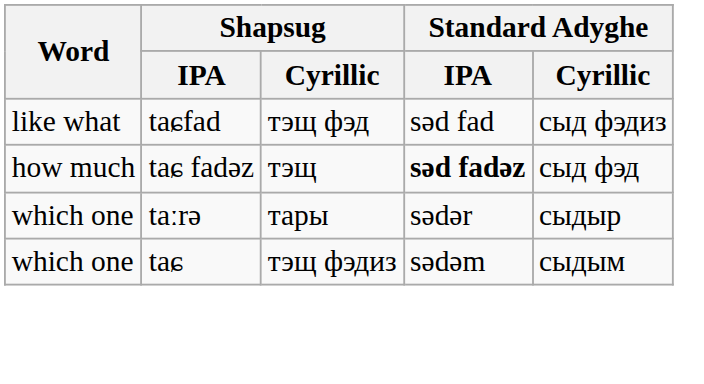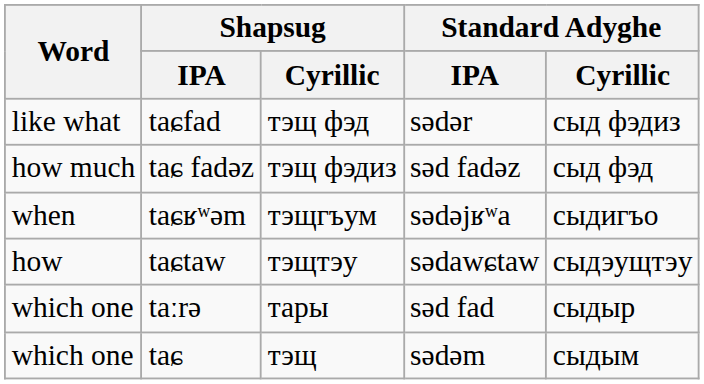(452, 121) səd fad -> (441, 121) sədər
(292, 167) тэщ -> (332, 167) тэщ фэдиз
(468, 167) bold -> (465, 167) normal
+ row: (197, 214)
+ row: (187, 261)
(441, 214) sədər -> (452, 307) səd fad
(332, 261) тэщ фэдиз -> (292, 354) тэщ
